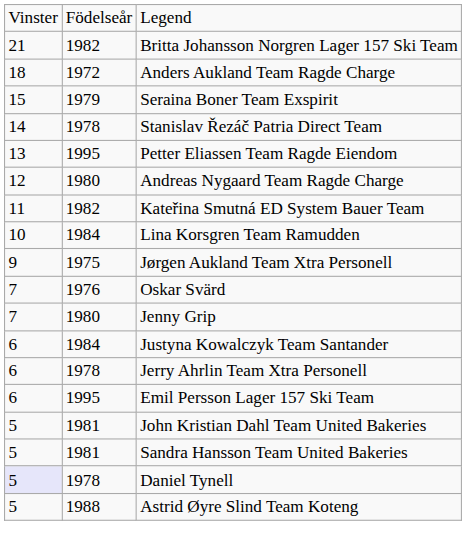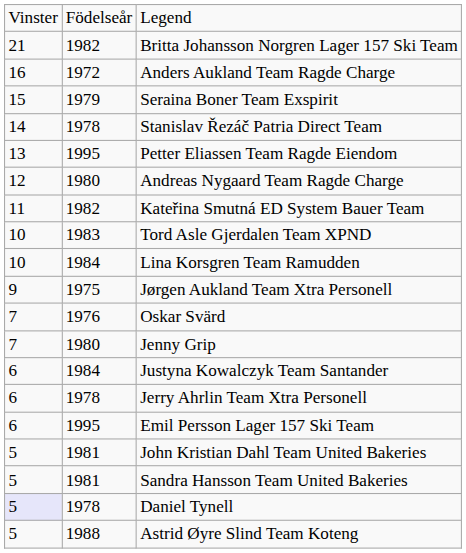(17, 72) 18 -> (17, 72) 16
+ row: (256, 235)
